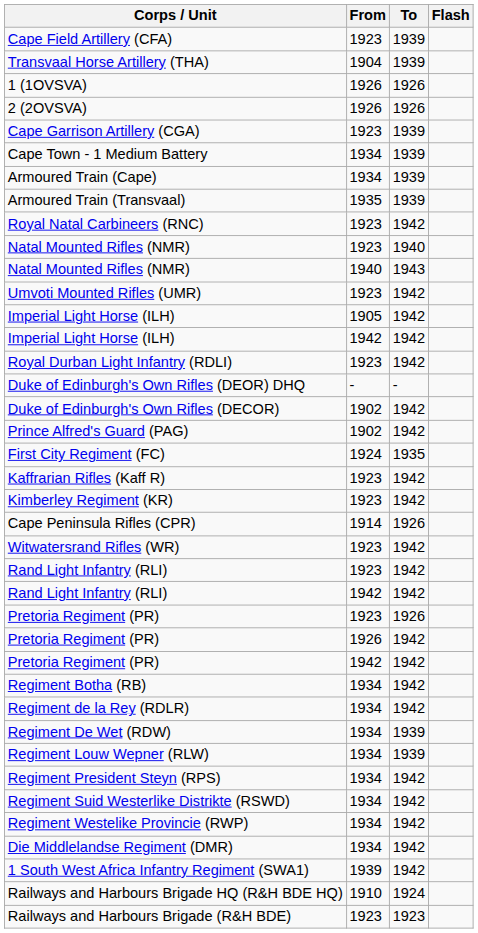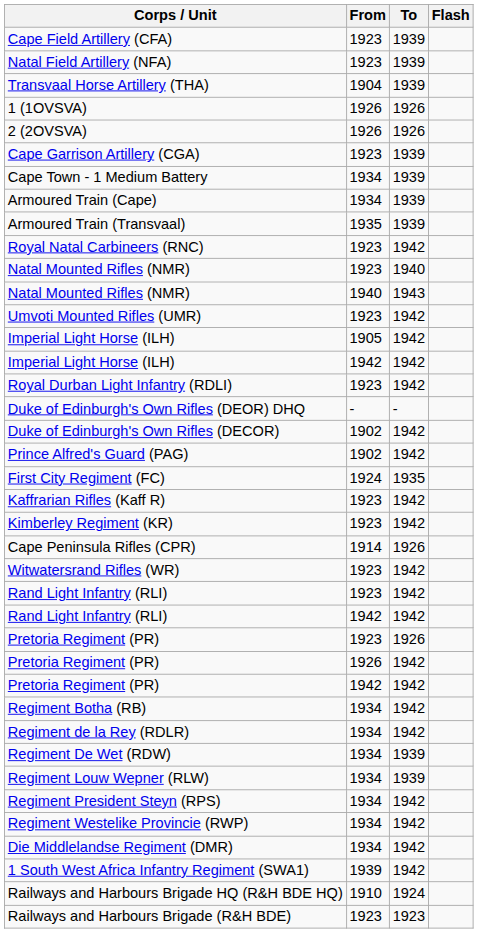+ row: (90, 62)
- row: (149, 801)
